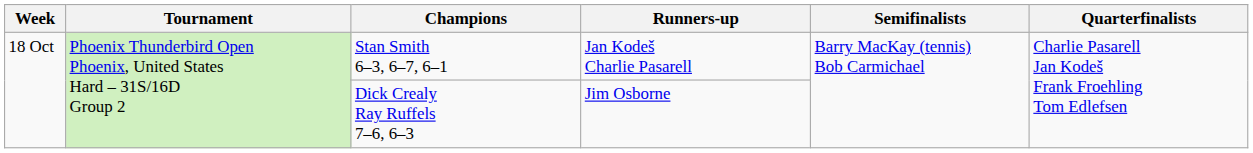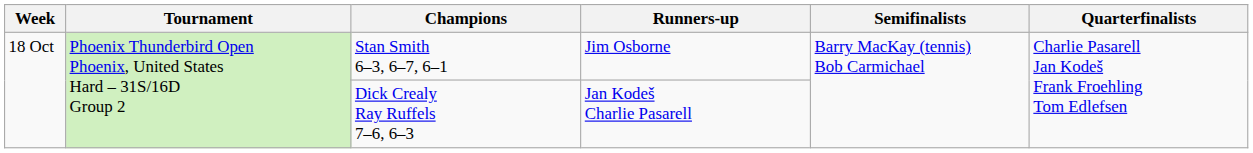(638, 56) Jan Kodeš Charlie Pasarell -> (628, 46) Jim Osborne
(628, 94) Jim Osborne -> (638, 104) Jan Kodeš Charlie Pasarell
